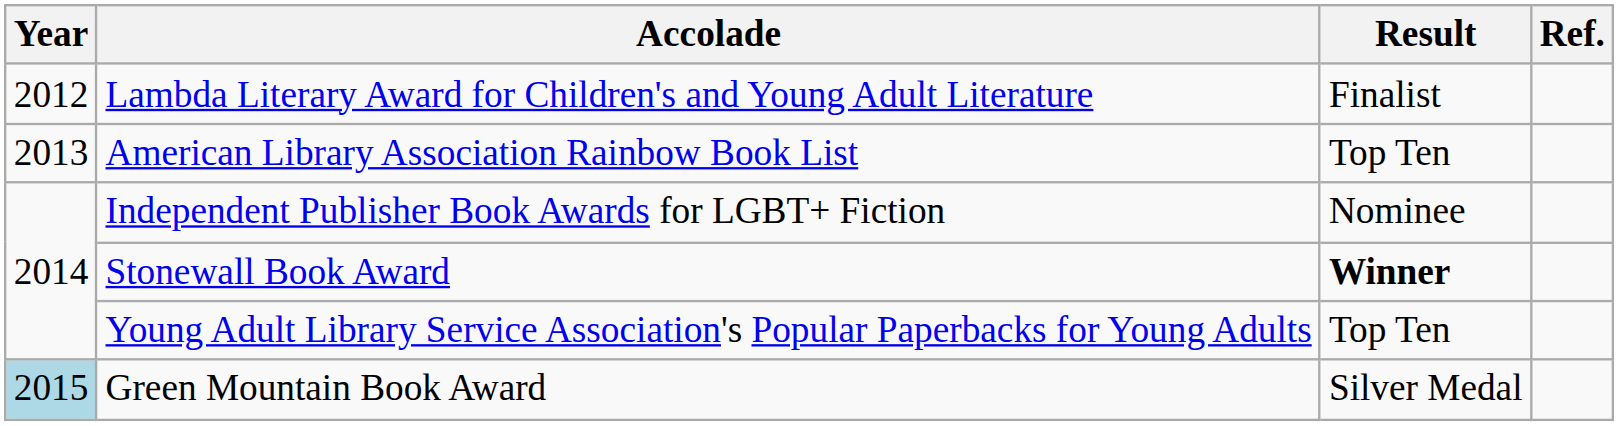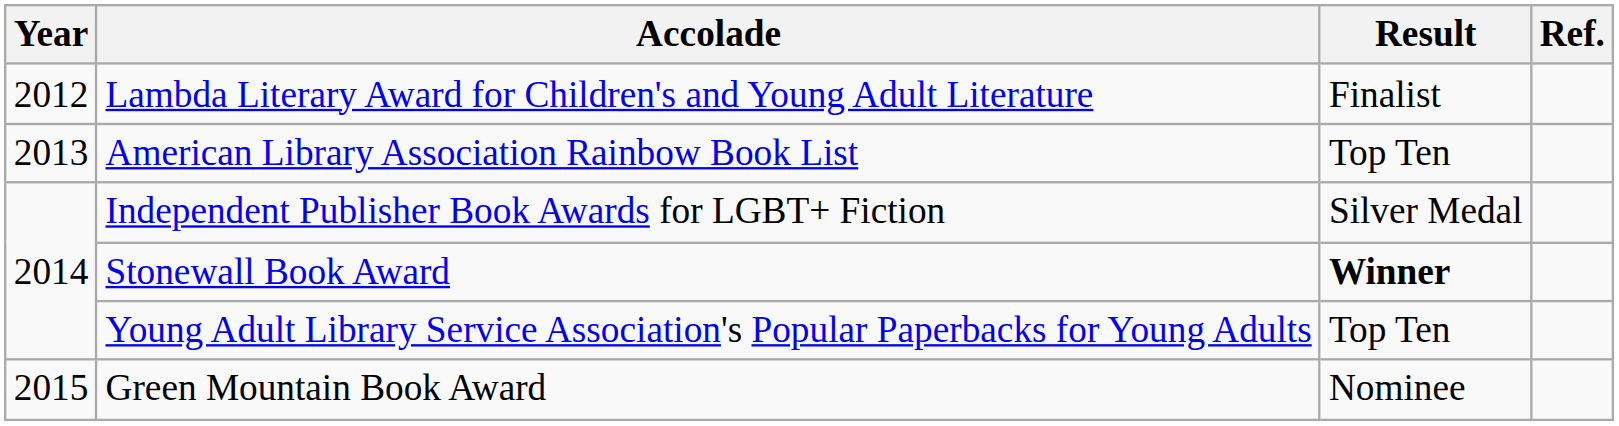(1397, 211) Nominee -> (1426, 211) Silver Medal
(51, 388) lightblue background -> (51, 388) no background
(1426, 388) Silver Medal -> (1397, 388) Nominee
